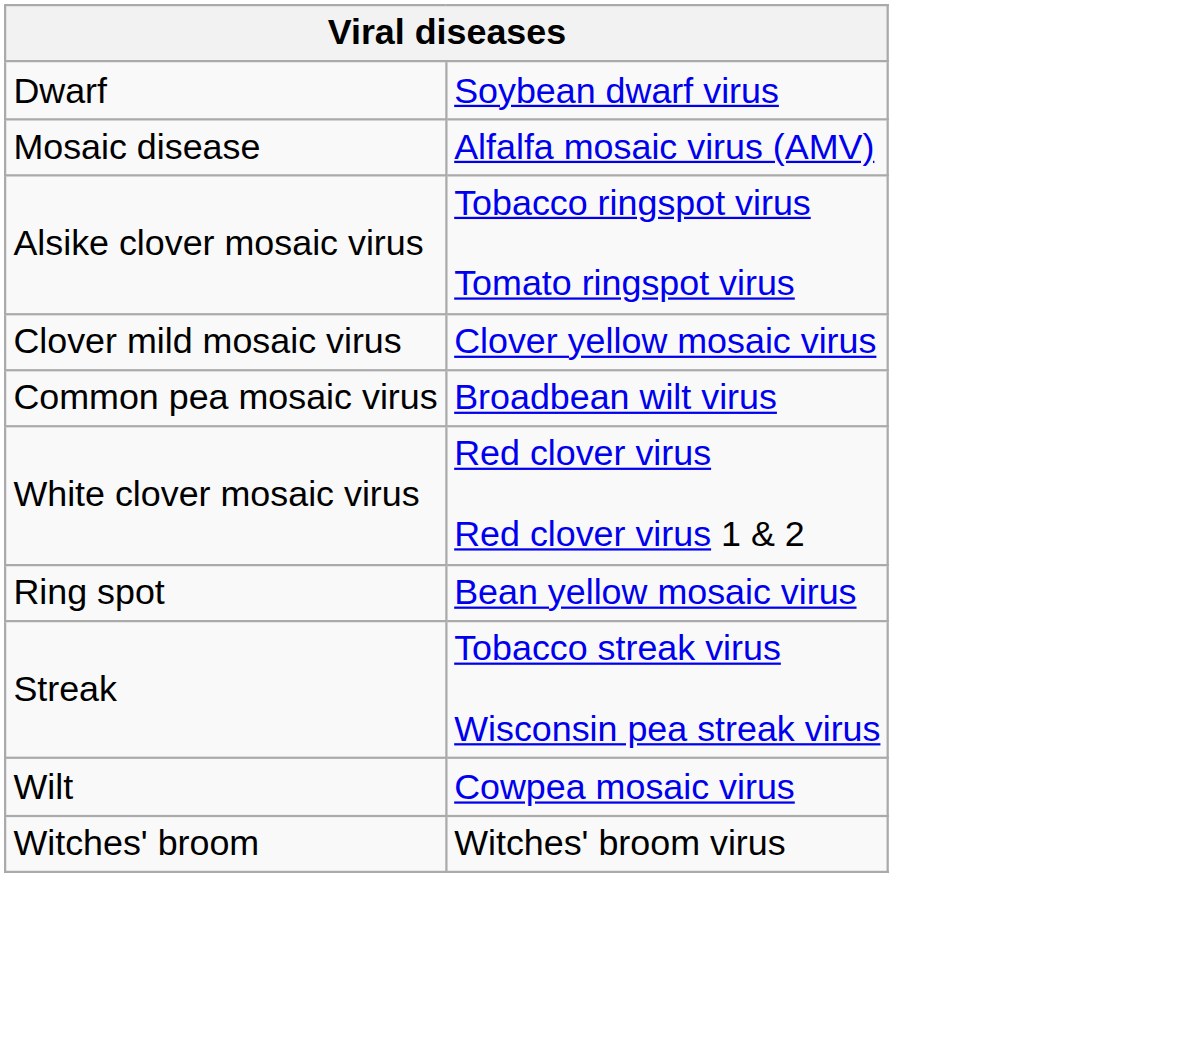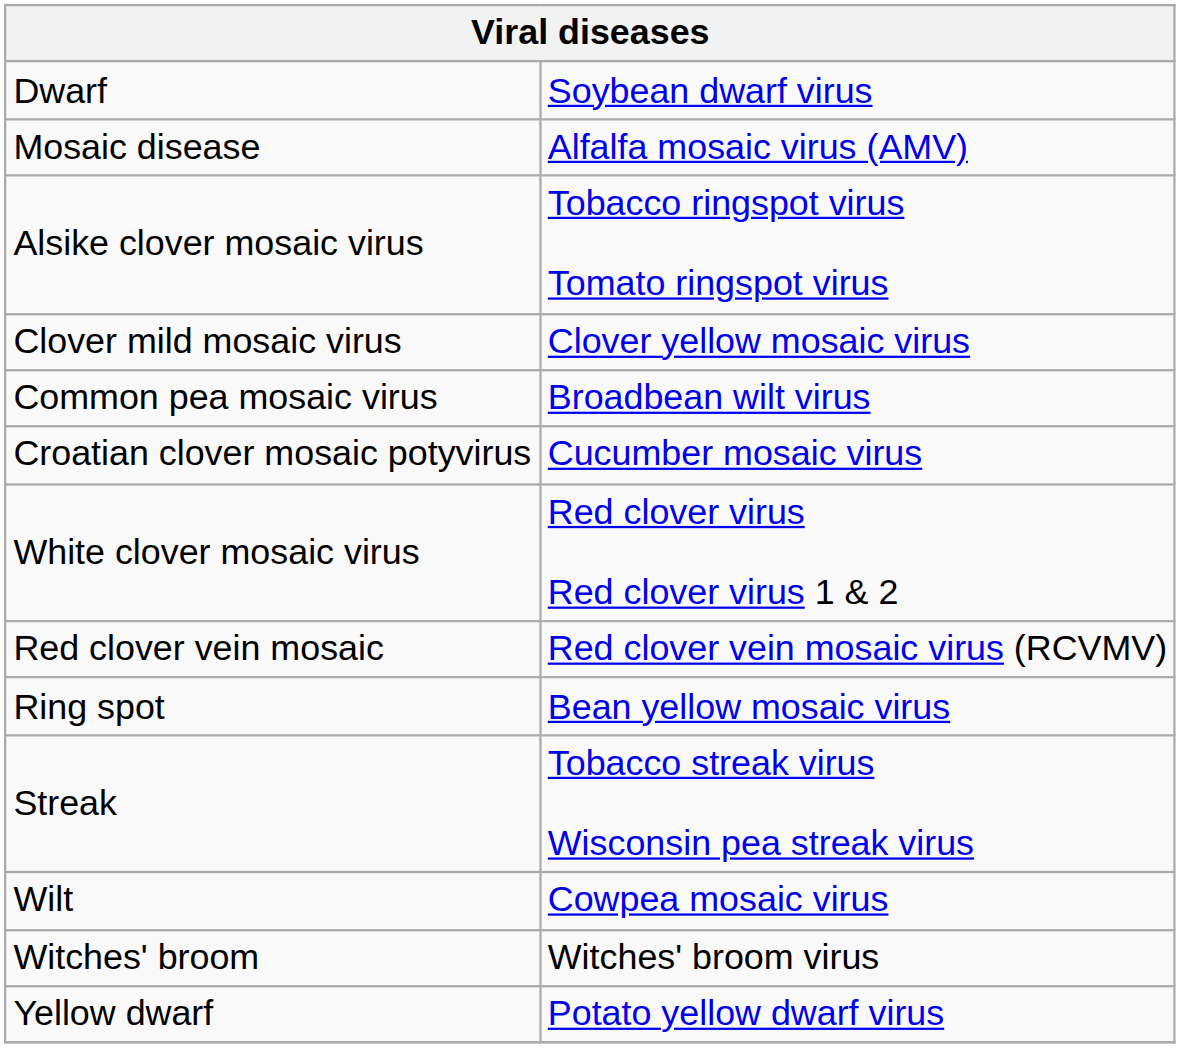+ row: (272, 454)
+ row: (199, 648)
+ row: (113, 1013)
